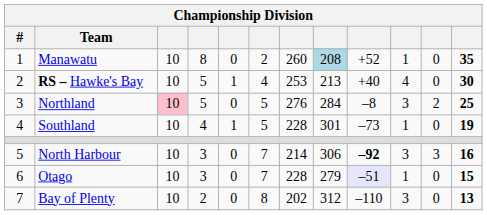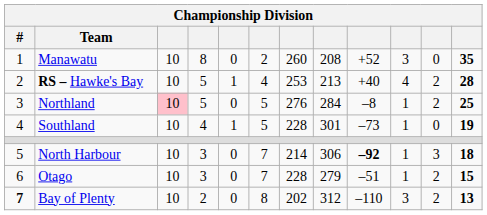(331, 59) lightblue background -> (331, 59) no background
(406, 59) 1 -> (406, 59) 3
(436, 81) 0 -> (436, 81) 2
(467, 81) 30 -> (467, 81) 28
(406, 103) 3 -> (406, 103) 1
(406, 154) 3 -> (406, 154) 1
(467, 154) 16 -> (467, 154) 18
(369, 176) lavender background -> (369, 176) no background
(436, 176) 0 -> (436, 176) 2
(20, 198) normal -> (20, 198) bold
(436, 198) 0 -> (436, 198) 2
